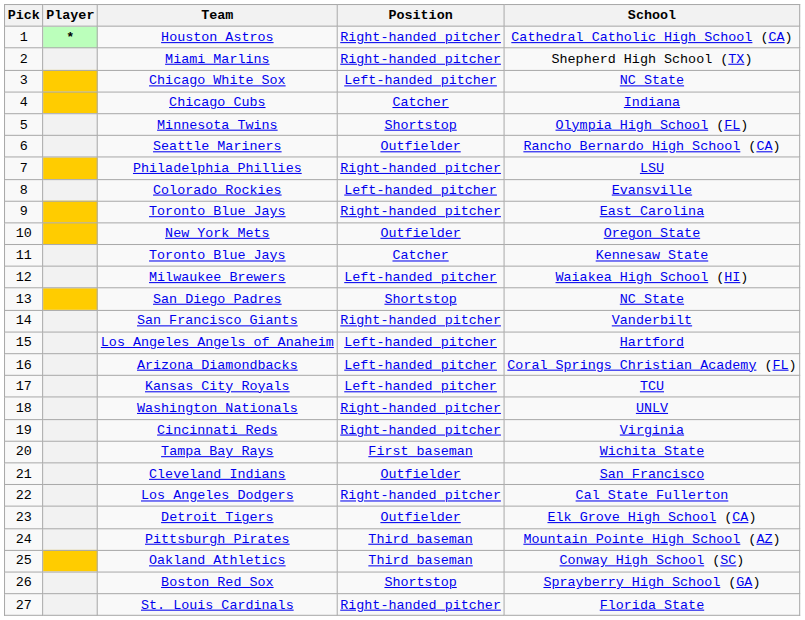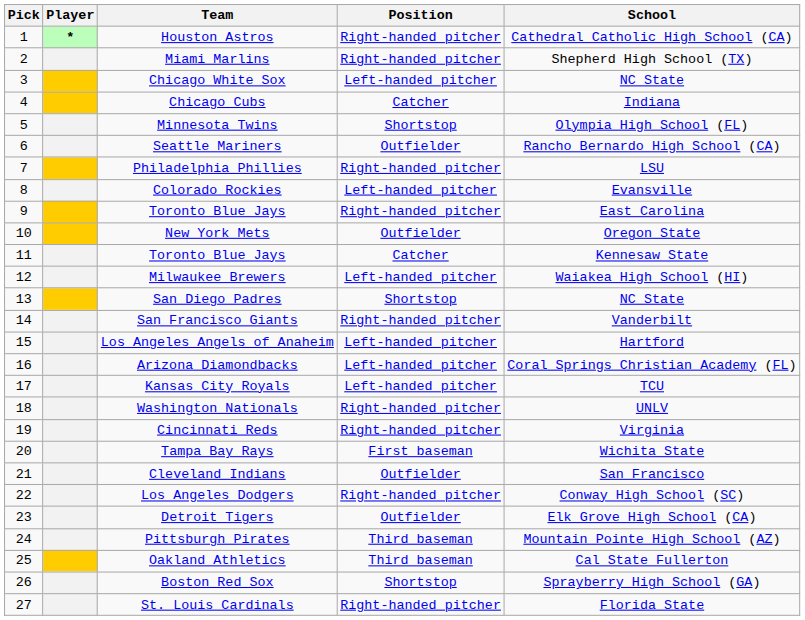(652, 496) Cal State Fullerton -> (652, 496) Conway High School (SC)
(652, 561) Conway High School (SC) -> (652, 561) Cal State Fullerton
